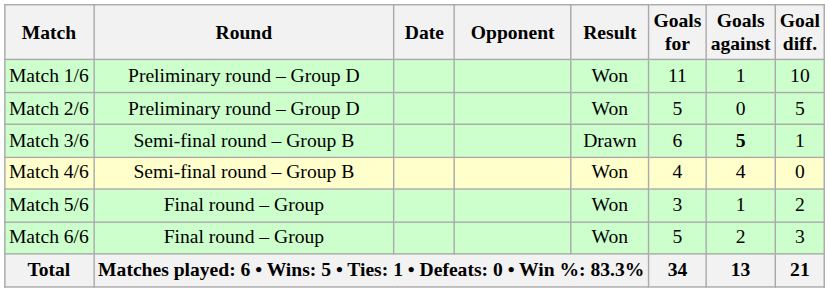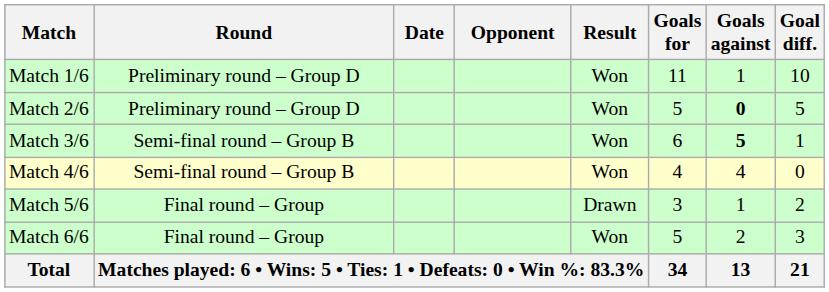(741, 107) normal -> (741, 107) bold
(610, 140) Drawn -> (610, 140) Won
(610, 204) Won -> (610, 204) Drawn
